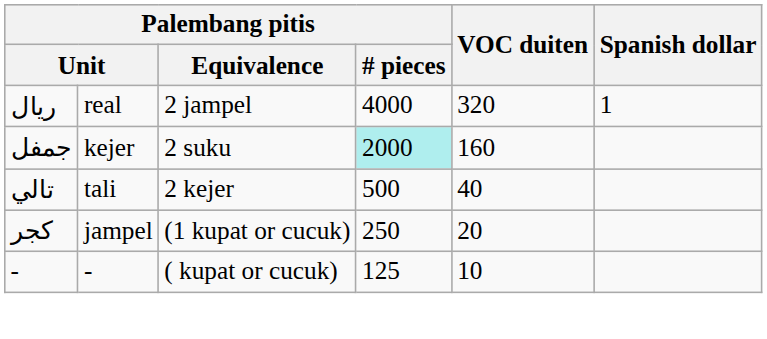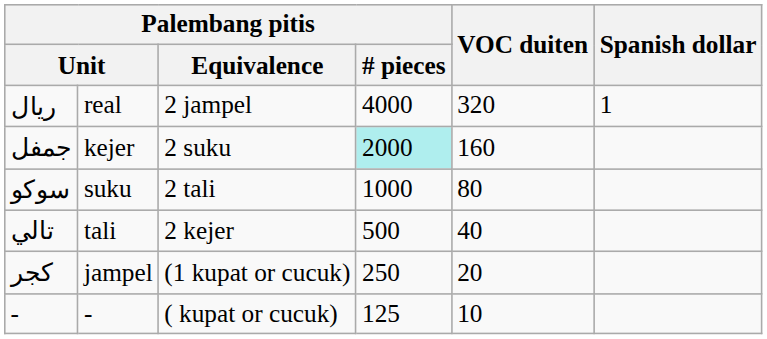+ row: (40, 189)
